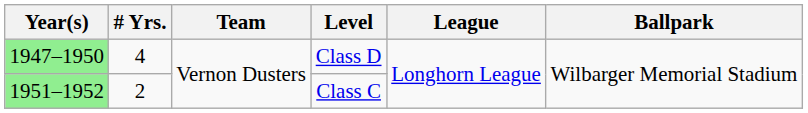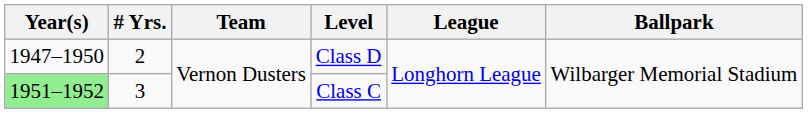(57, 56) lightgreen background -> (57, 56) no background
(140, 56) 4 -> (140, 56) 2
(140, 91) 2 -> (140, 91) 3
